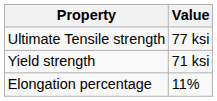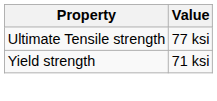- row: (80, 84)
